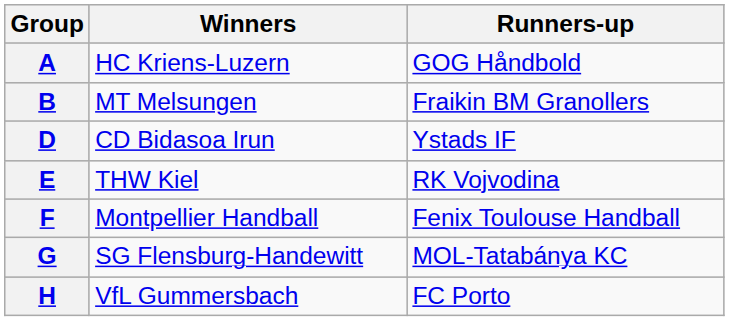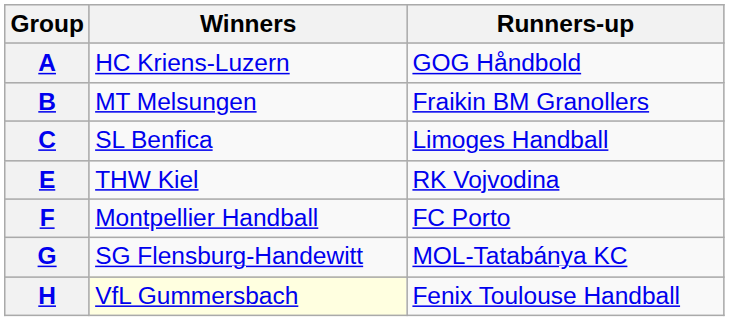+ row: (47, 140)
- row: (47, 140)
(546, 218) Fenix Toulouse Handball -> (461, 218) FC Porto
(197, 295) no background -> (197, 295) lightyellow background
(461, 295) FC Porto -> (546, 295) Fenix Toulouse Handball
